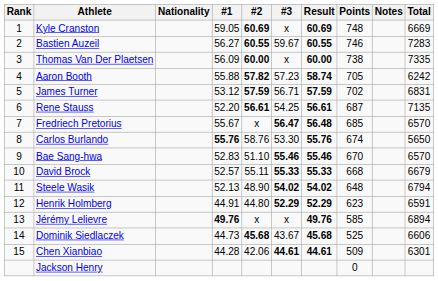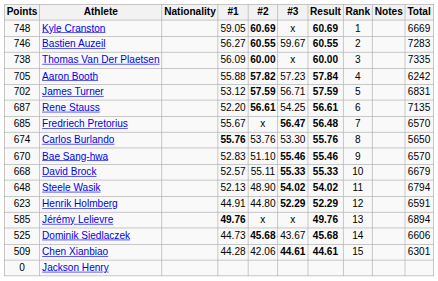columns swapped: (19, 12) <-> (355, 12)
(319, 76) 58.74 -> (325, 76) 57.84
(257, 140) 58.76 -> (263, 140) 53.76
